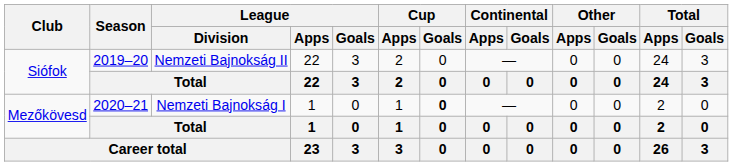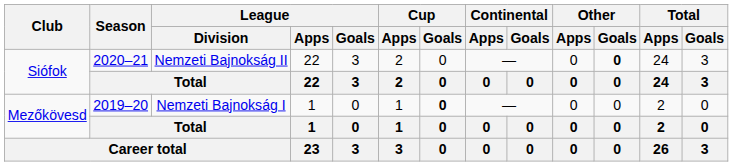(121, 60) 2019–20 -> (121, 60) 2020–21
(617, 60) normal -> (617, 60) bold
(121, 104) 2020–21 -> (121, 104) 2019–20
